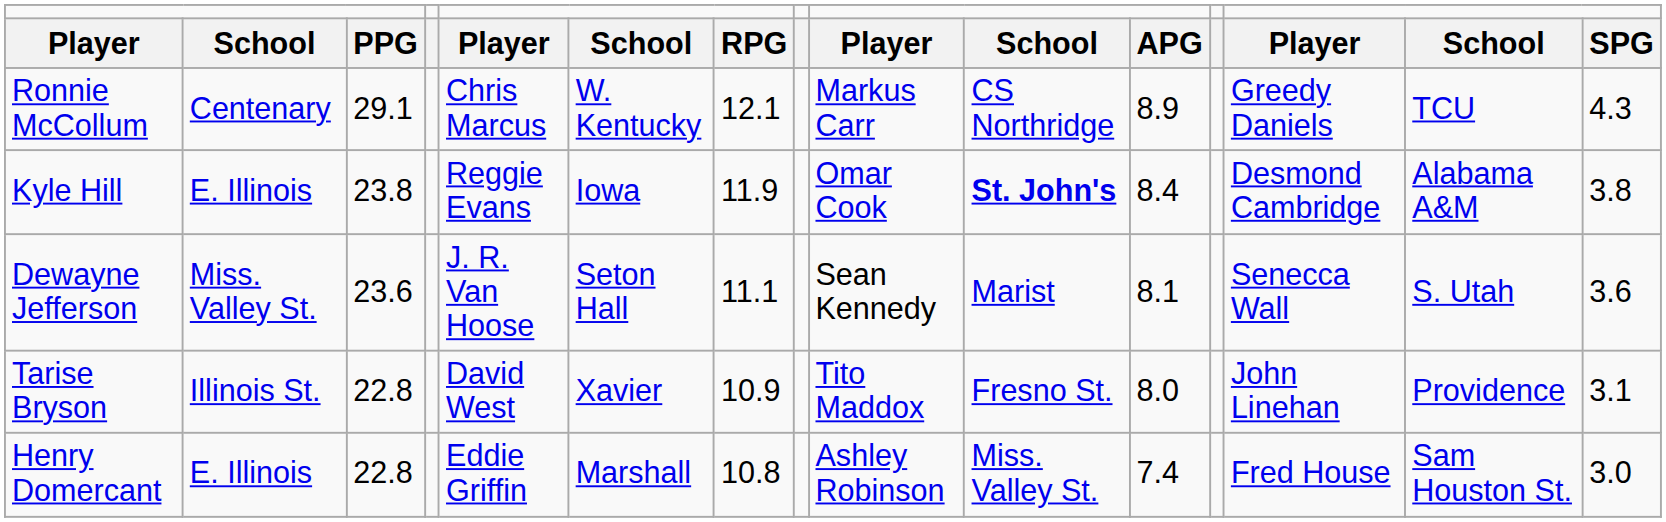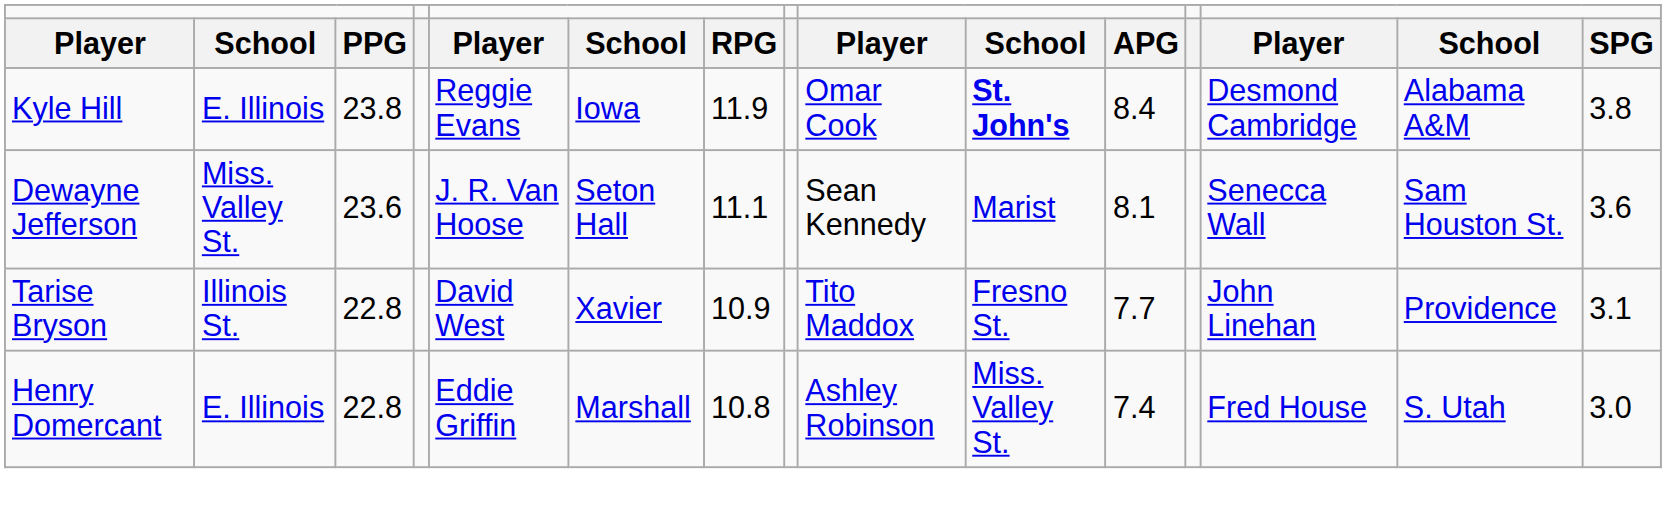- row: (80, 108)
(1463, 291) S. Utah -> (1484, 208) Sam Houston St.
(1158, 391) 8.0 -> (1134, 308) 7.7
(1492, 474) Sam Houston St. -> (1455, 408) S. Utah
